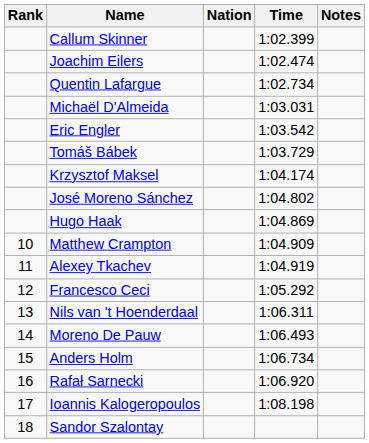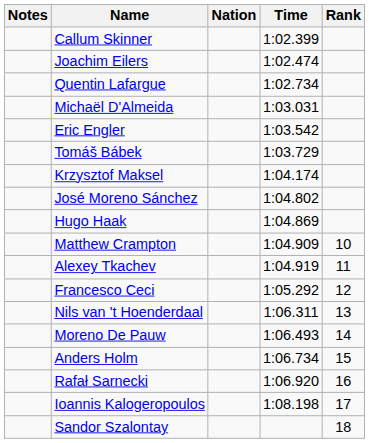columns swapped: (25, 15) <-> (341, 15)
